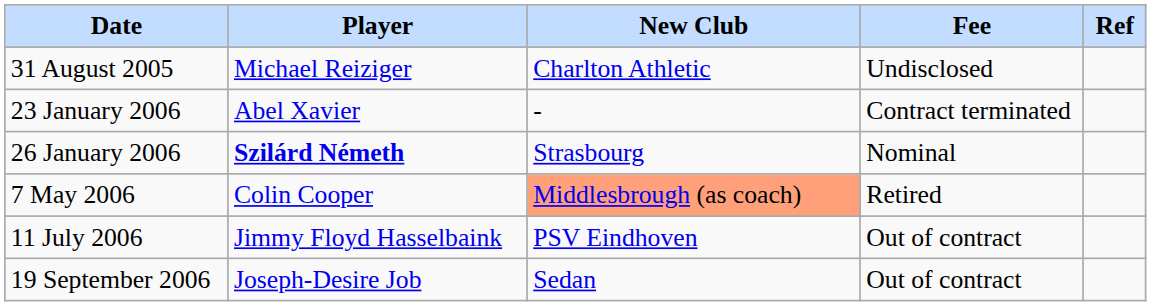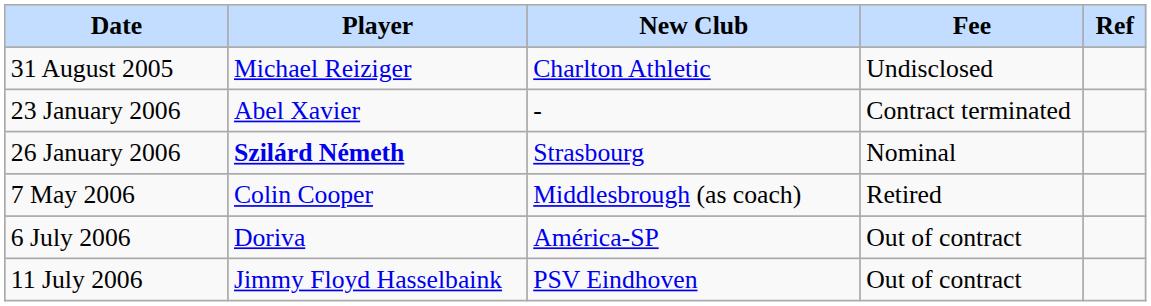(667, 195) lightsalmon background -> (667, 195) no background
+ row: (71, 237)
- row: (111, 279)
